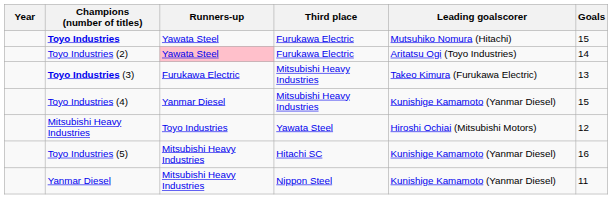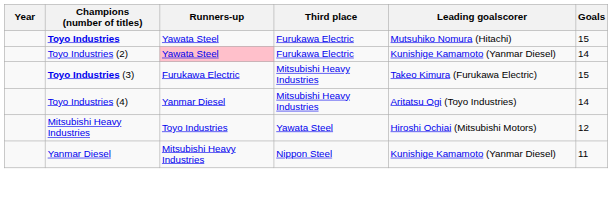(453, 54) Aritatsu Ogi (Toyo Industries) -> (473, 54) Kunishige Kamamoto (Yanmar Diesel)
(583, 75) 13 -> (583, 75) 15
(473, 101) Kunishige Kamamoto (Yanmar Diesel) -> (453, 101) Aritatsu Ogi (Toyo Industries)
(583, 101) 15 -> (583, 101) 14
- row: (88, 154)
